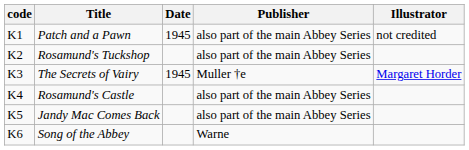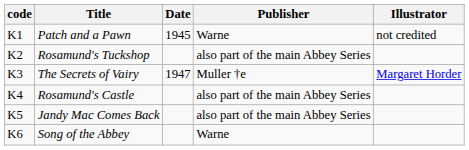(283, 34) also part of the main Abbey Series -> (213, 34) Warne
(178, 74) 1945 -> (178, 74) 1947
